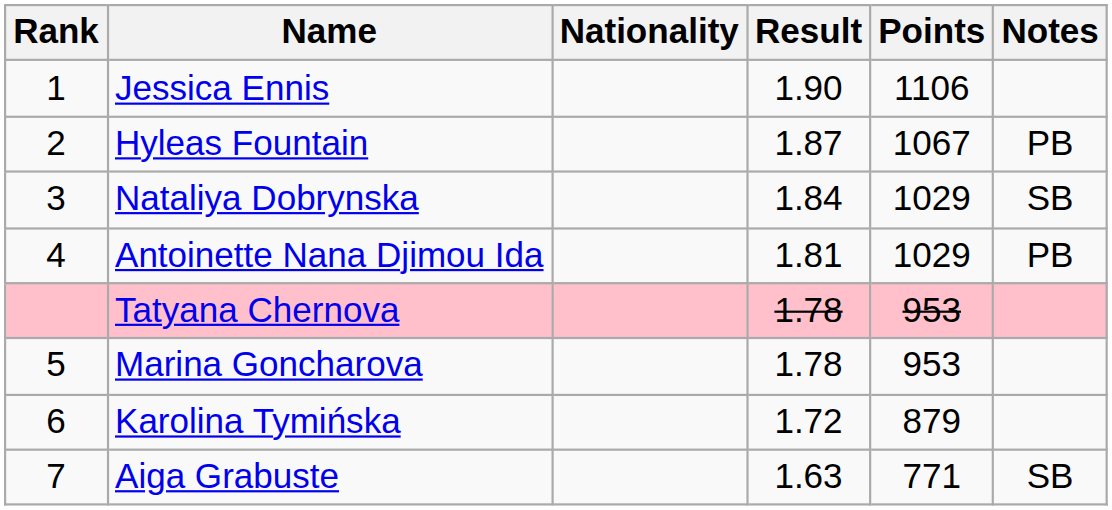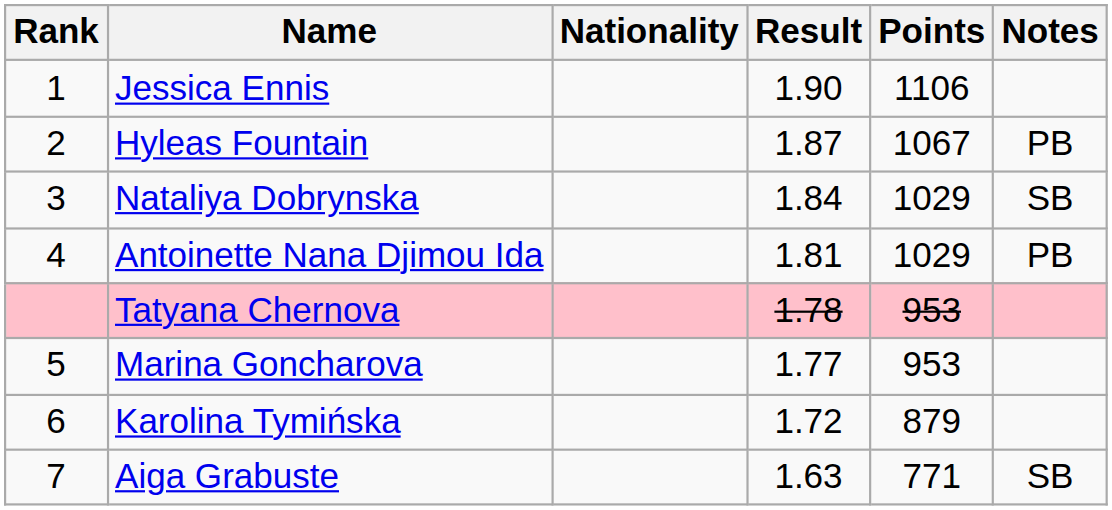(808, 365) 1.78 -> (808, 365) 1.77
